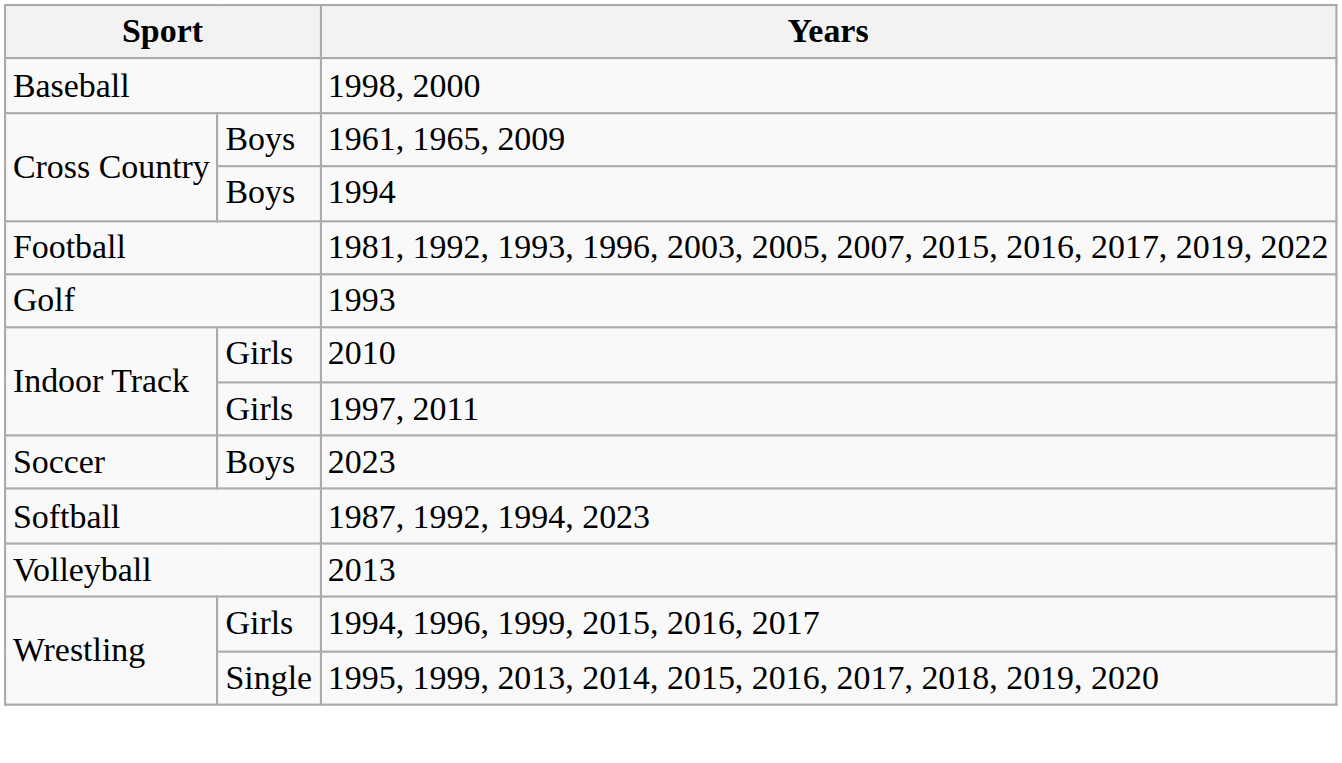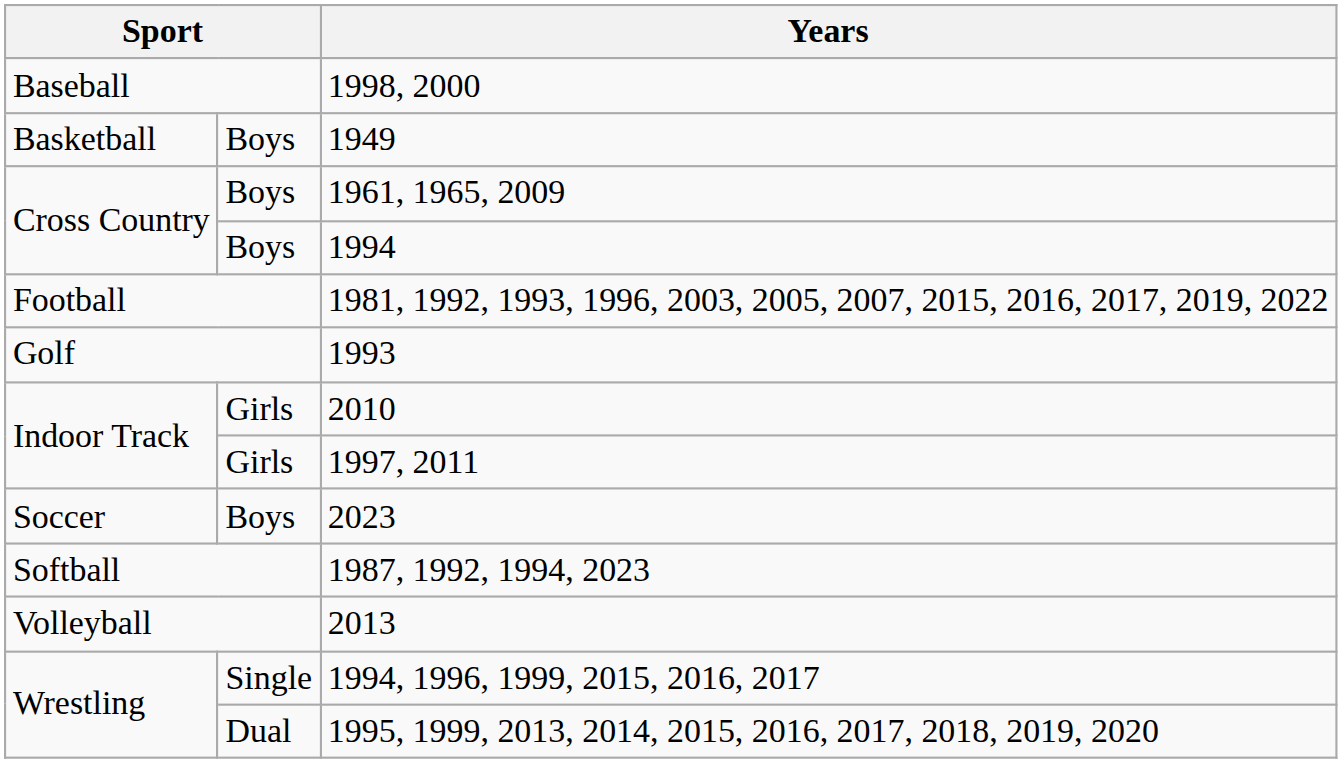+ row: (362, 138)
(259, 623) Girls -> (269, 676) Single
(269, 676) Single -> (258, 730) Dual
